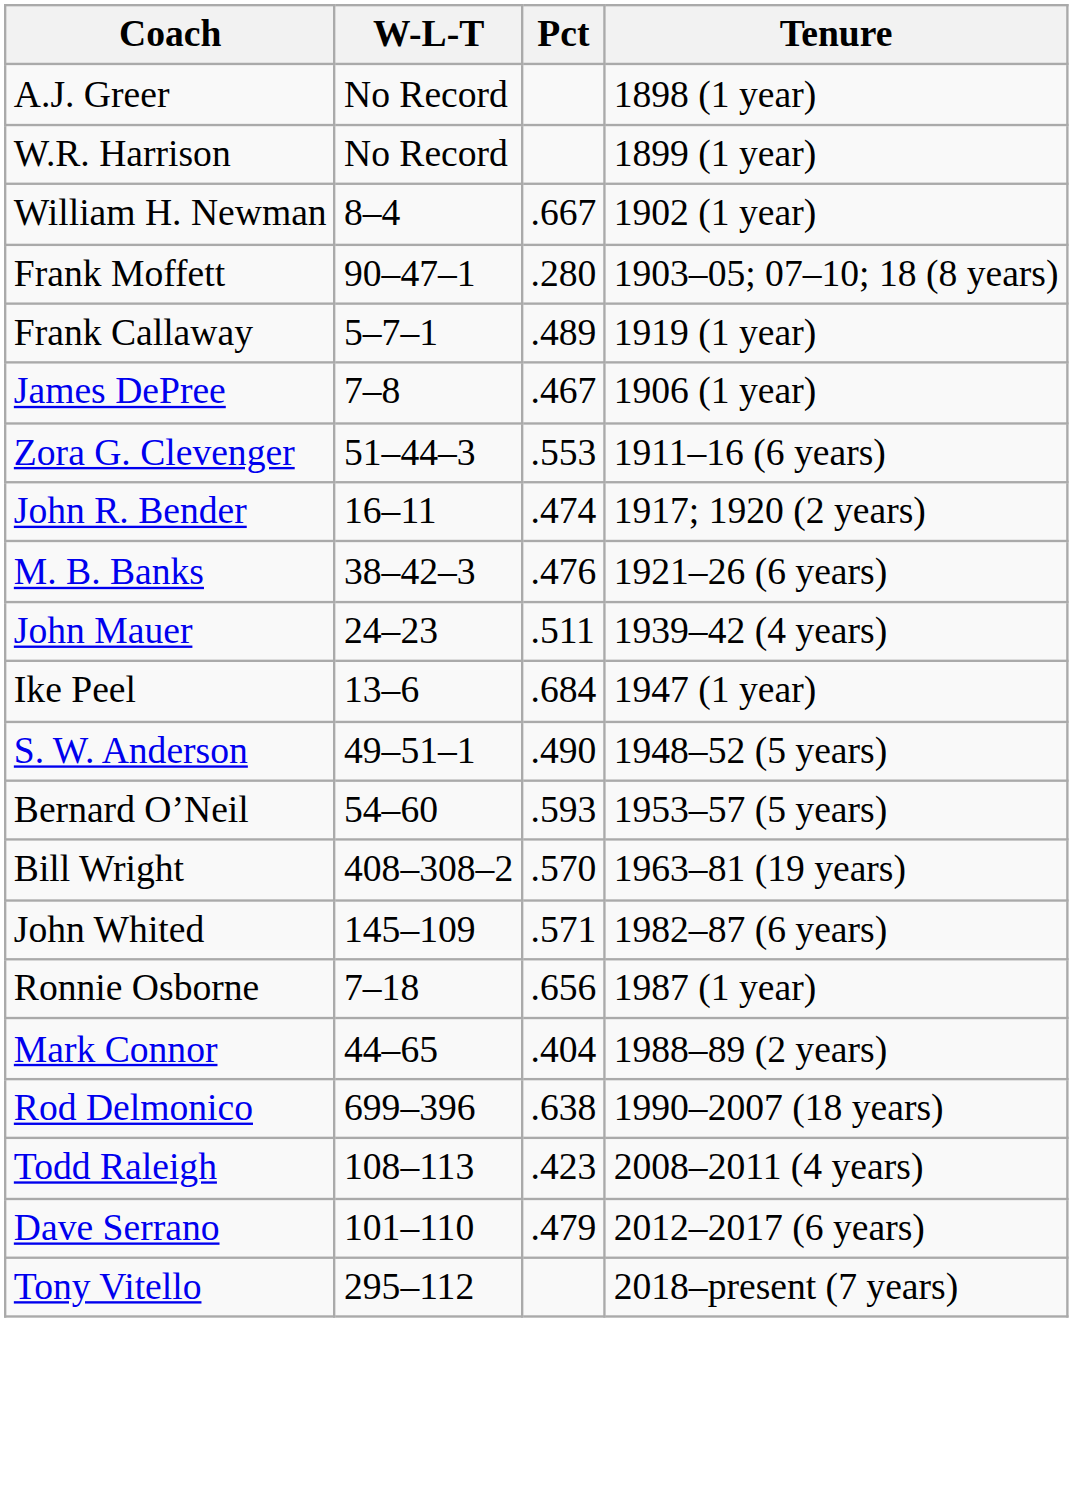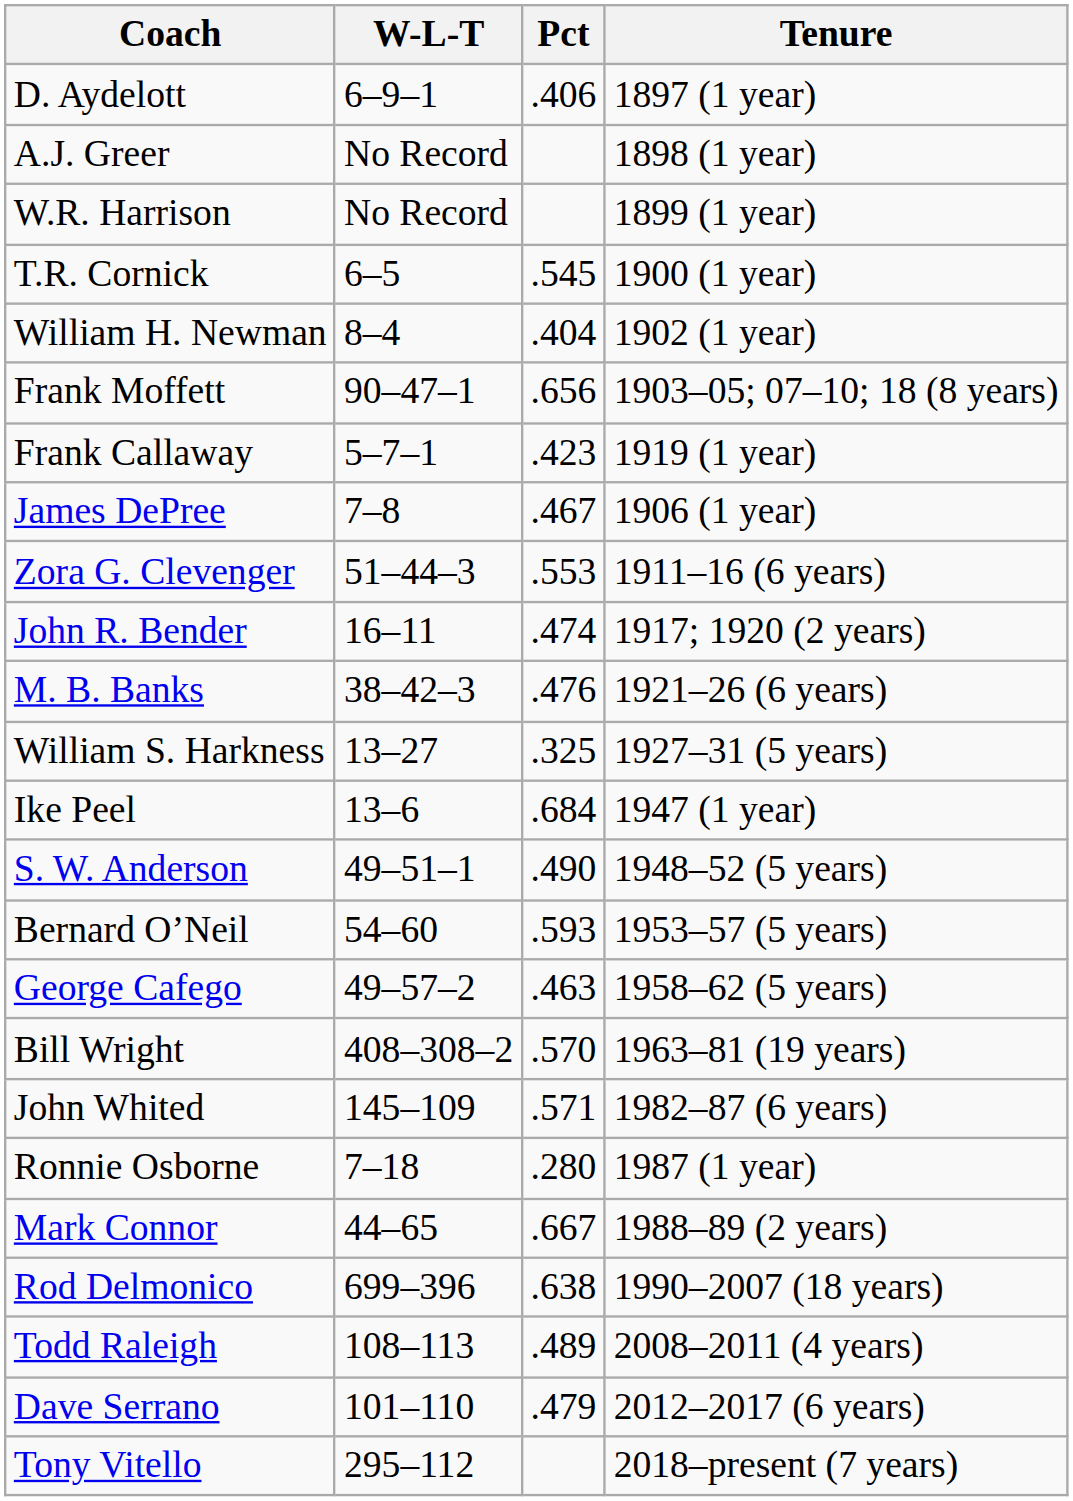+ row: (100, 93)
+ row: (111, 272)
(563, 213) .667 -> (563, 332) .404
(563, 272) .280 -> (563, 392) .656
(563, 332) .489 -> (563, 451) .423
+ row: (169, 749)
- row: (103, 630)
+ row: (128, 988)
(563, 988) .656 -> (563, 1167) .280
(563, 1048) .404 -> (563, 1226) .667
(563, 1167) .423 -> (563, 1346) .489
